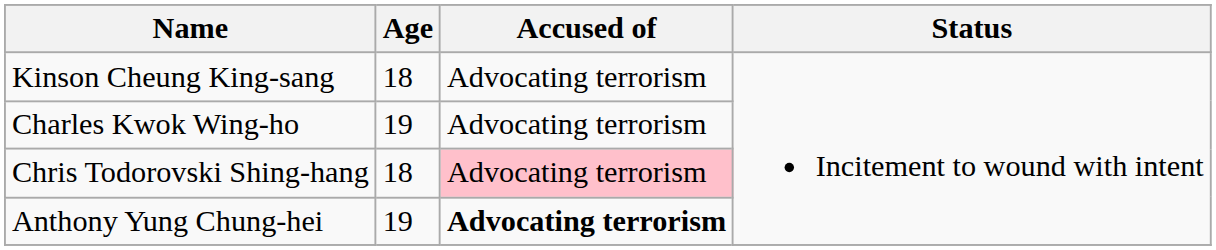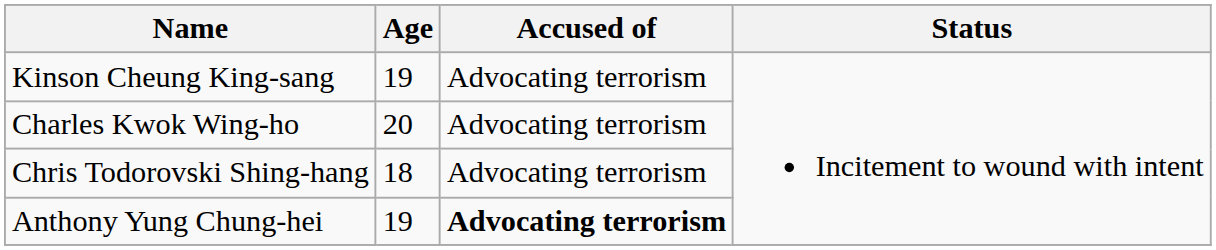(398, 76) 18 -> (398, 76) 19
(398, 124) 19 -> (398, 124) 20
(577, 172) pink background -> (577, 172) no background
